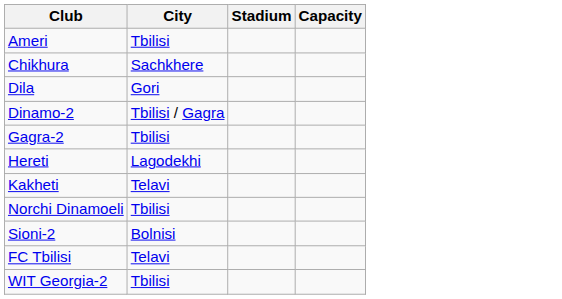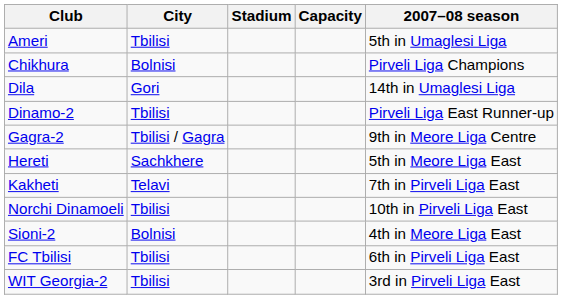+ column: (461, 16)
(167, 64) Sachkhere -> (153, 64) Bolnisi
(178, 112) Tbilisi / Gagra -> (150, 112) Tbilisi
(150, 137) Tbilisi -> (178, 137) Tbilisi / Gagra
(166, 161) Lagodekhi -> (167, 161) Sachkhere
(150, 257) Telavi -> (150, 257) Tbilisi
